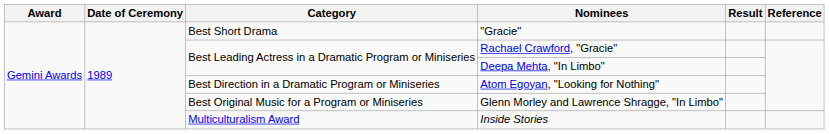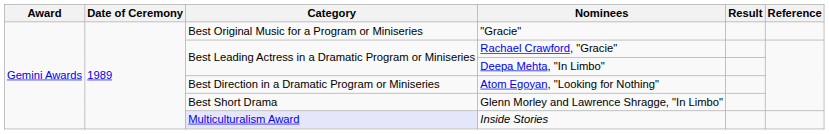(233, 31) Best Short Drama -> (306, 31) Best Original Music for a Program or Miniseries
(306, 102) Best Original Music for a Program or Miniseries -> (233, 102) Best Short Drama
(244, 119) no background -> (244, 119) lavender background
